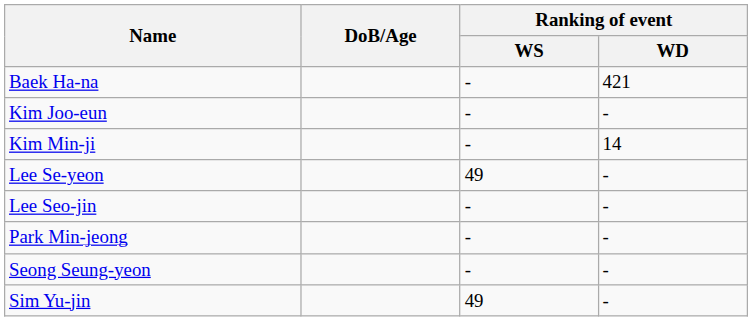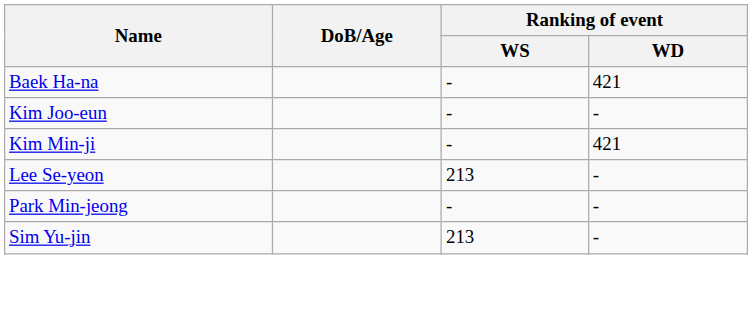(612, 144) 14 -> (607, 144) 421
(474, 175) 49 -> (460, 175) 213
- row: (53, 206)
- row: (80, 268)
(474, 299) 49 -> (460, 237) 213
